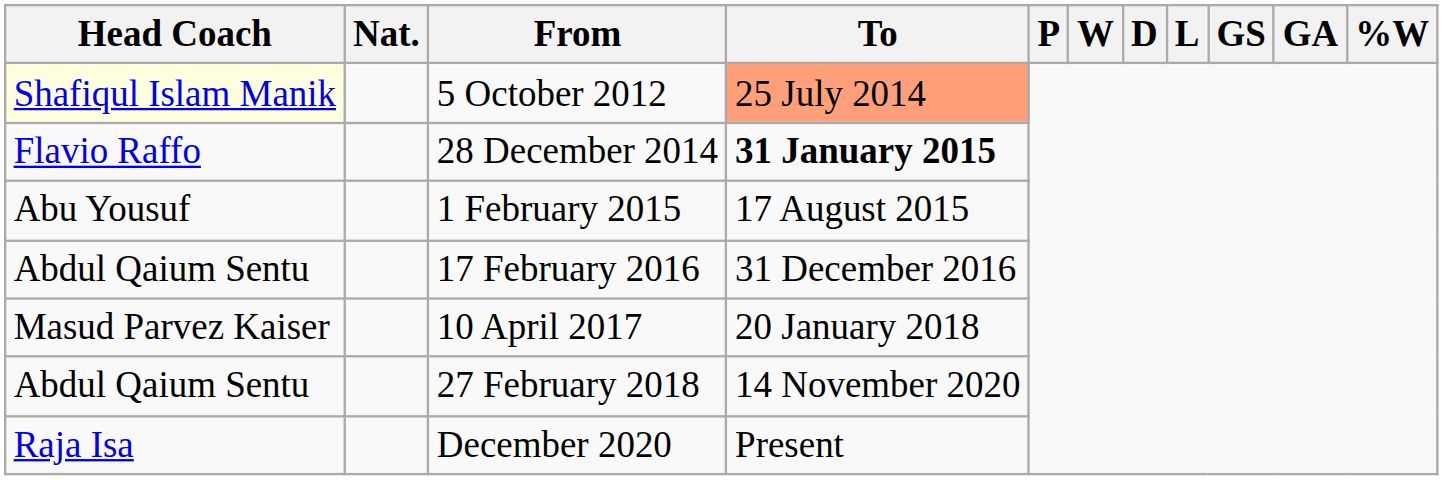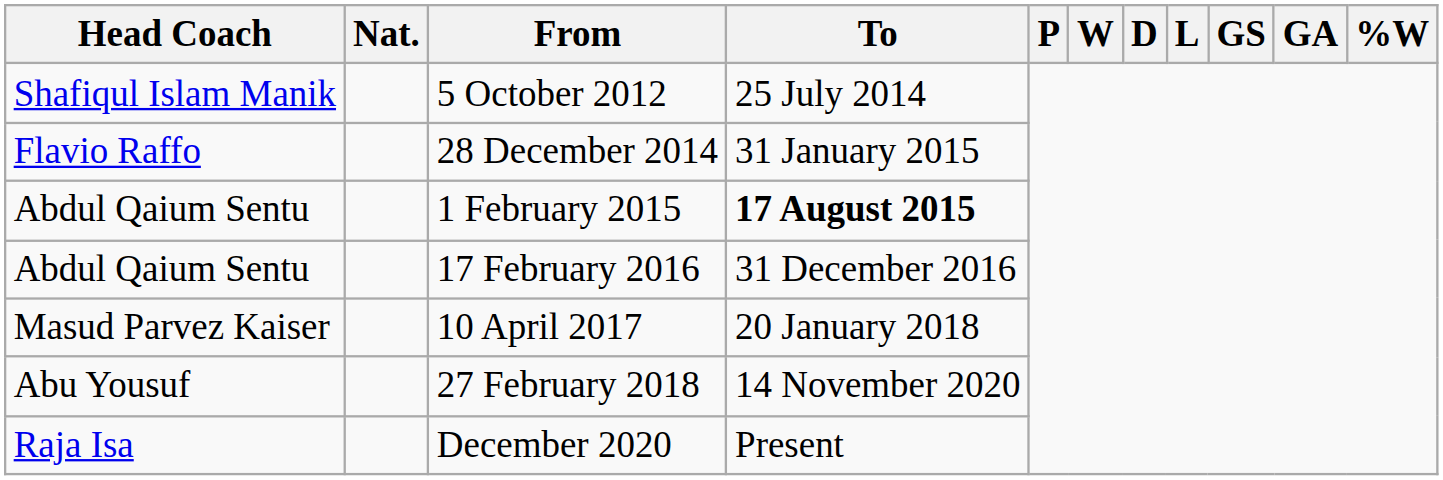(175, 92) lightyellow background -> (175, 92) no background
(831, 92) lightsalmon background -> (831, 92) no background
(865, 151) bold -> (857, 151) normal
(102, 209) Abu Yousuf -> (162, 209) Abdul Qaium Sentu
(852, 209) normal -> (855, 209) bold
(162, 385) Abdul Qaium Sentu -> (102, 385) Abu Yousuf
